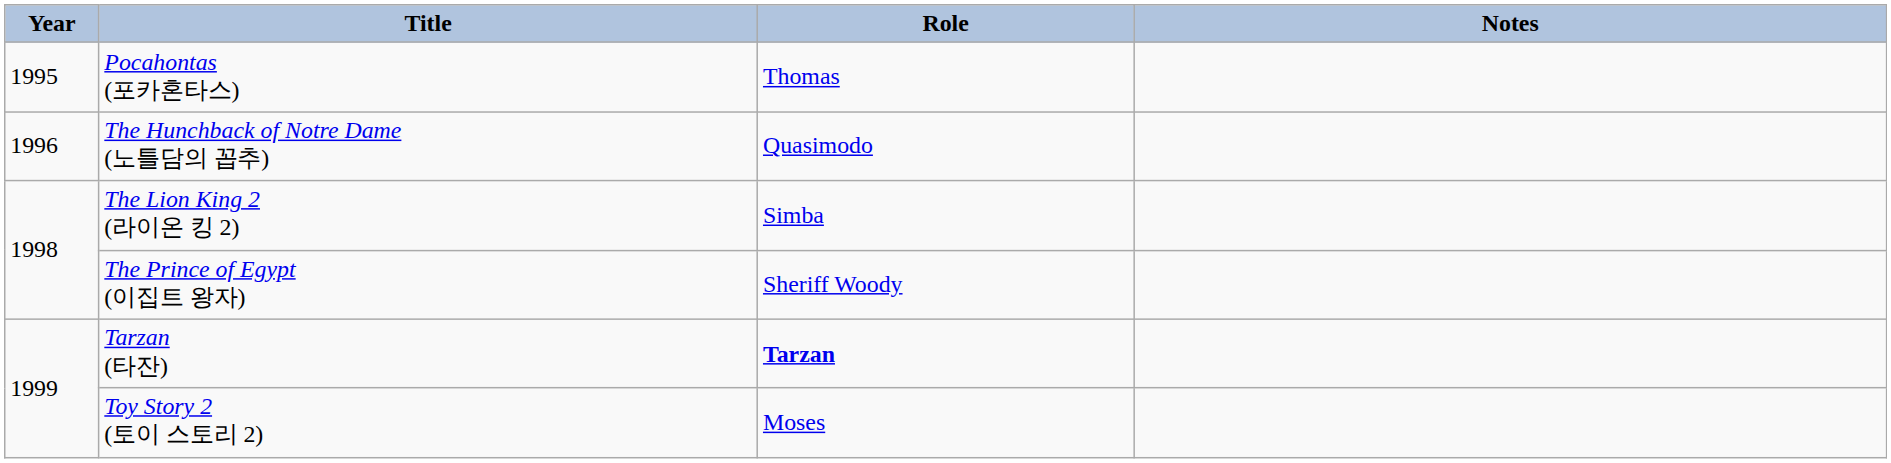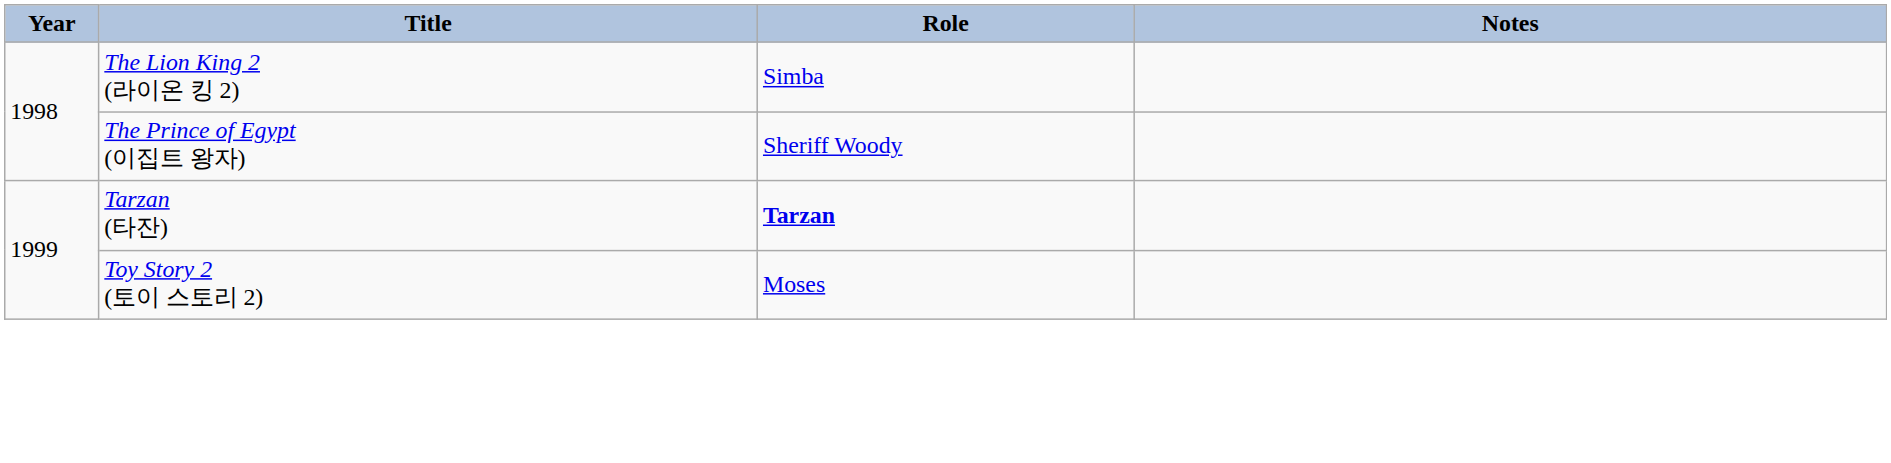- row: (172, 75)
- row: (253, 144)
